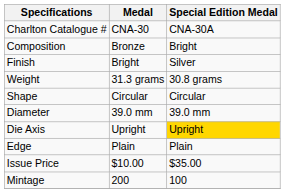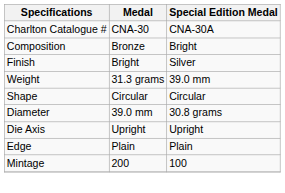(196, 79) 30.8 grams -> (190, 79) 39.0 mm
(190, 113) 39.0 mm -> (196, 113) 30.8 grams
(186, 130) gold background -> (186, 130) no background
- row: (33, 163)
